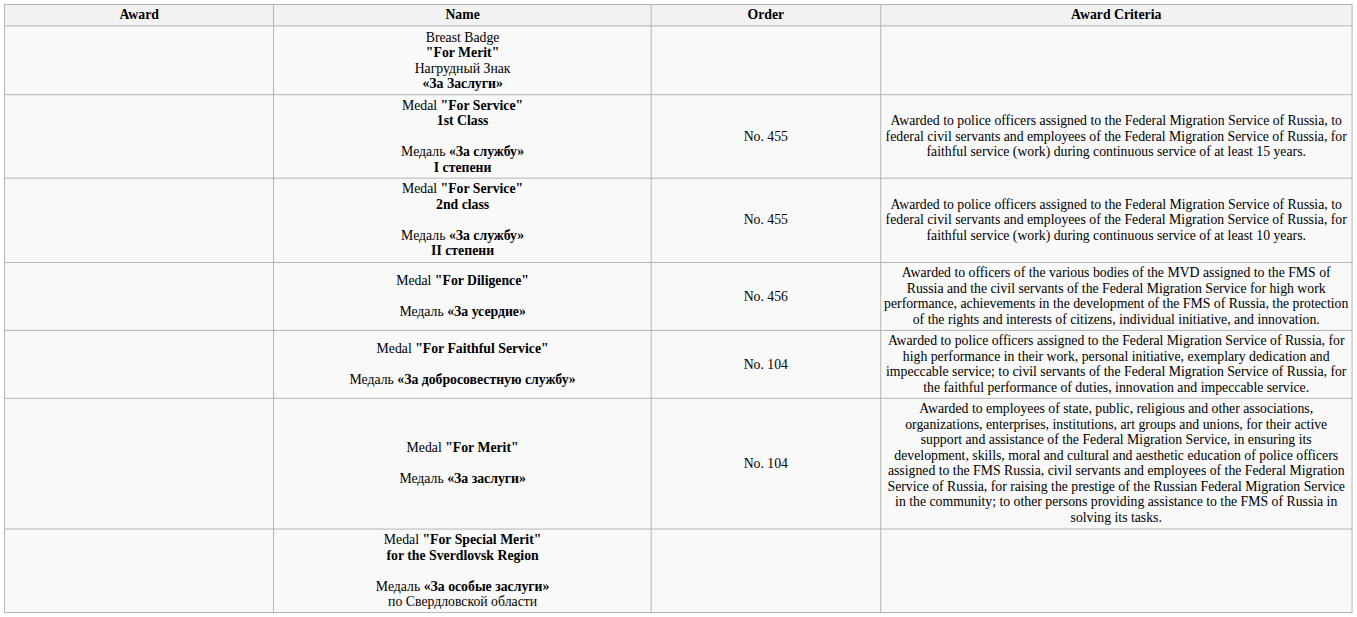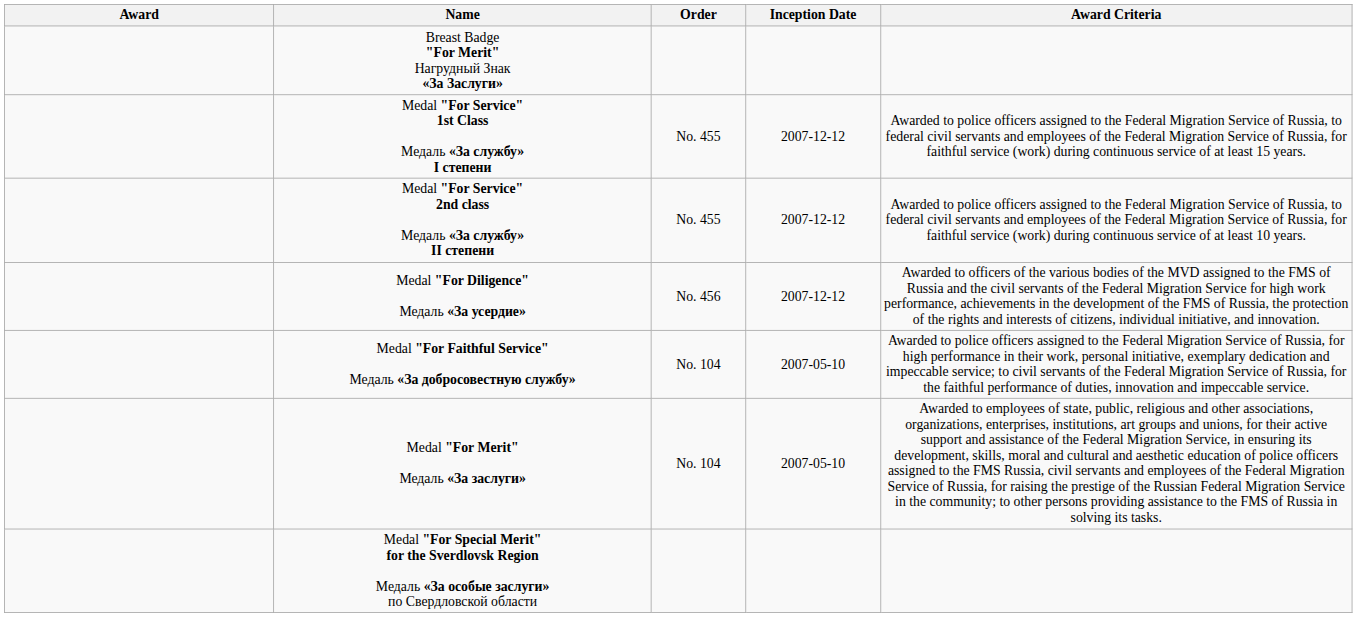+ column: (813, 15)
